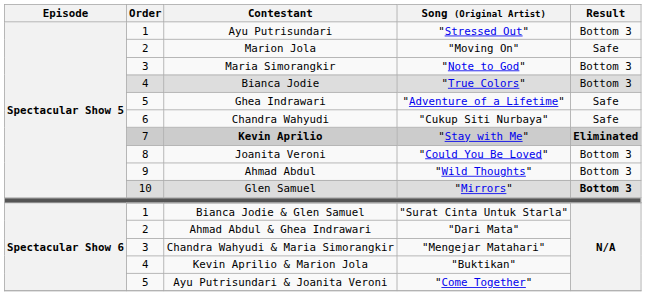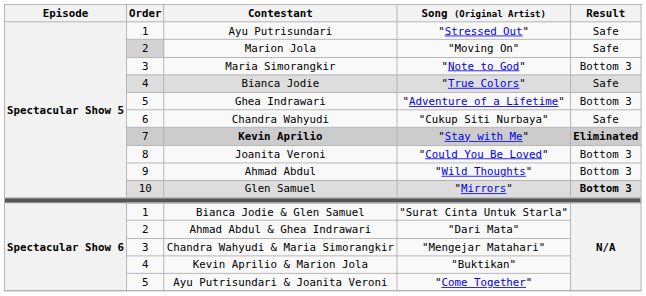(606, 31) Bottom 3 -> (606, 31) Safe
(145, 48) no background -> (145, 48) lightgrey background
(606, 84) Bottom 3 -> (606, 84) Safe
(606, 101) Safe -> (606, 101) Bottom 3
